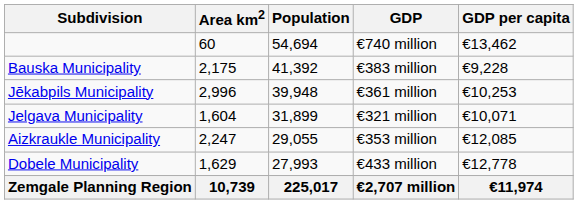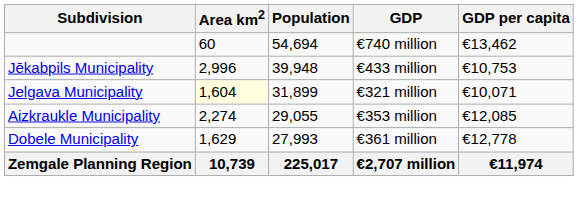- row: (74, 68)
(397, 92) €361 million -> (397, 68) €433 million
(489, 92) €10,253 -> (489, 68) €10,753
(218, 115) no background -> (218, 92) lightyellow background
(218, 139) 2,247 -> (218, 115) 2,274
(397, 163) €433 million -> (397, 139) €361 million
